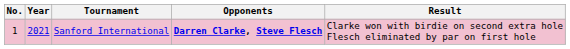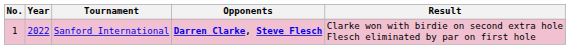(38, 32) 2021 -> (38, 32) 2022
